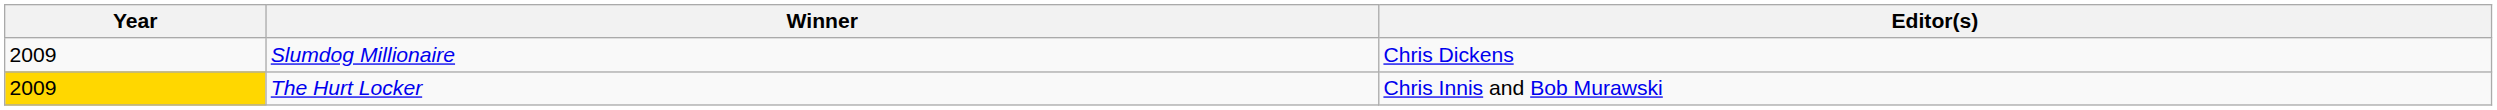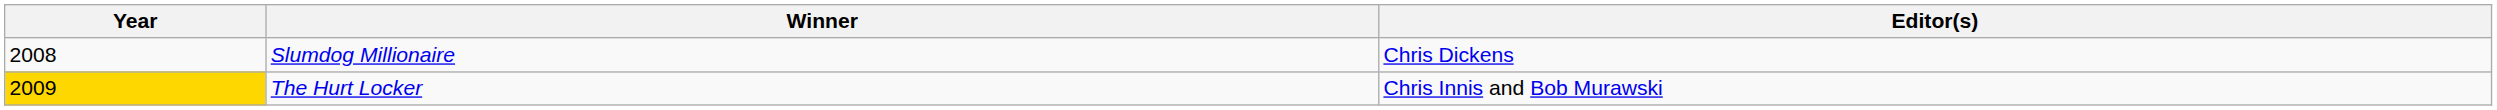(33, 54) 2009 -> (33, 54) 2008
